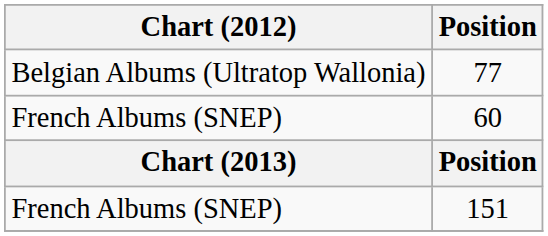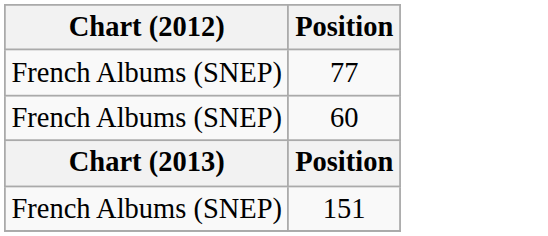(218, 72) Belgian Albums (Ultratop Wallonia) -> (147, 72) French Albums (SNEP)
